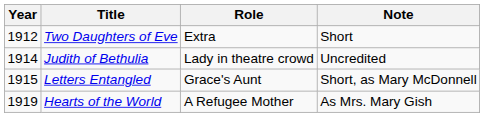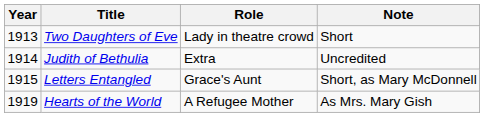(23, 36) 1912 -> (23, 36) 1913
(200, 36) Extra -> (249, 36) Lady in theatre crowd
(249, 58) Lady in theatre crowd -> (200, 58) Extra
